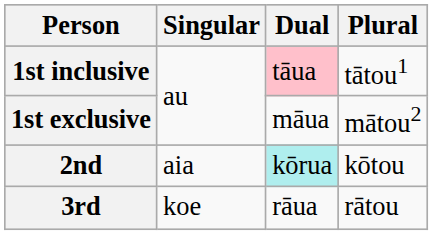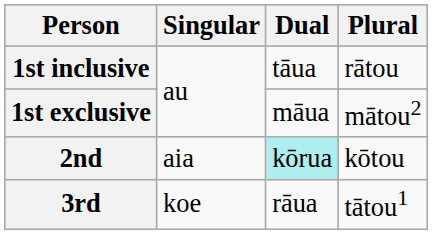(294, 70) pink background -> (294, 67) no background
(376, 70) tātou1 -> (372, 67) rātou
(372, 207) rātou -> (376, 203) tātou1
